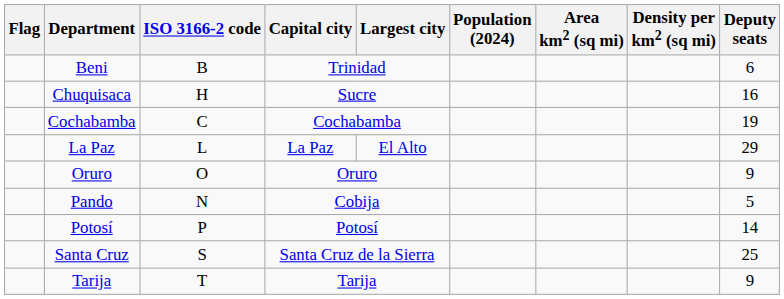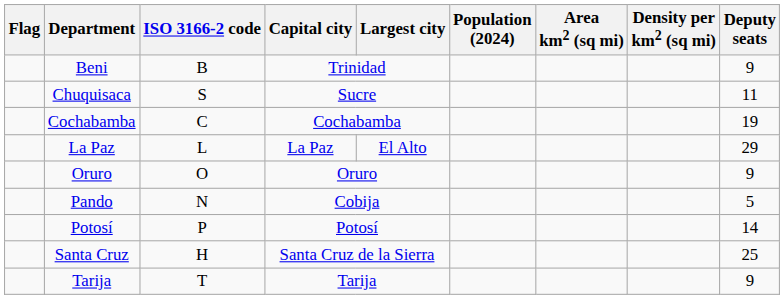(750, 67) 6 -> (750, 67) 9
(202, 94) H -> (202, 94) S
(750, 94) 16 -> (750, 94) 11
(202, 254) S -> (202, 254) H
